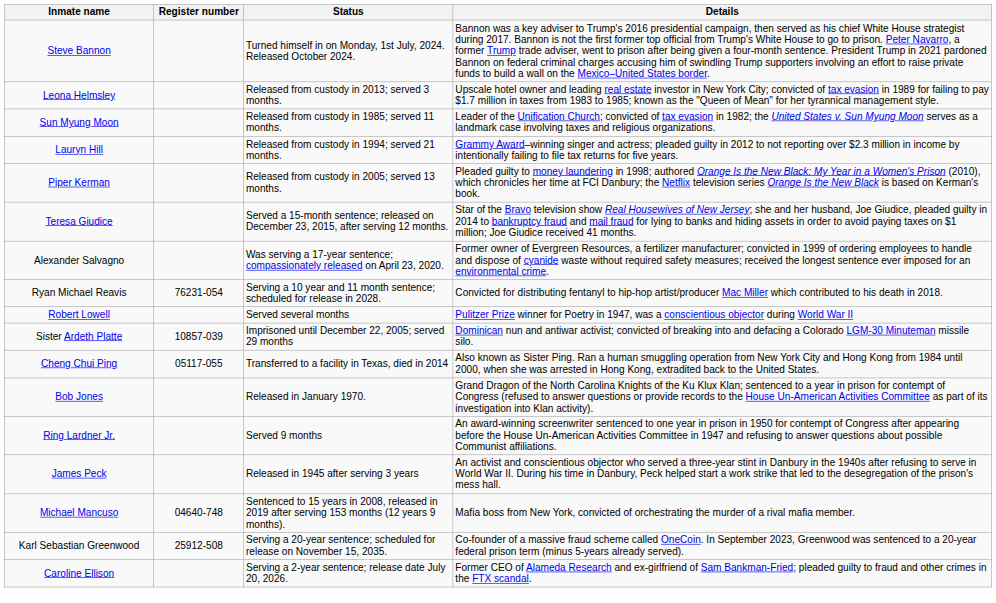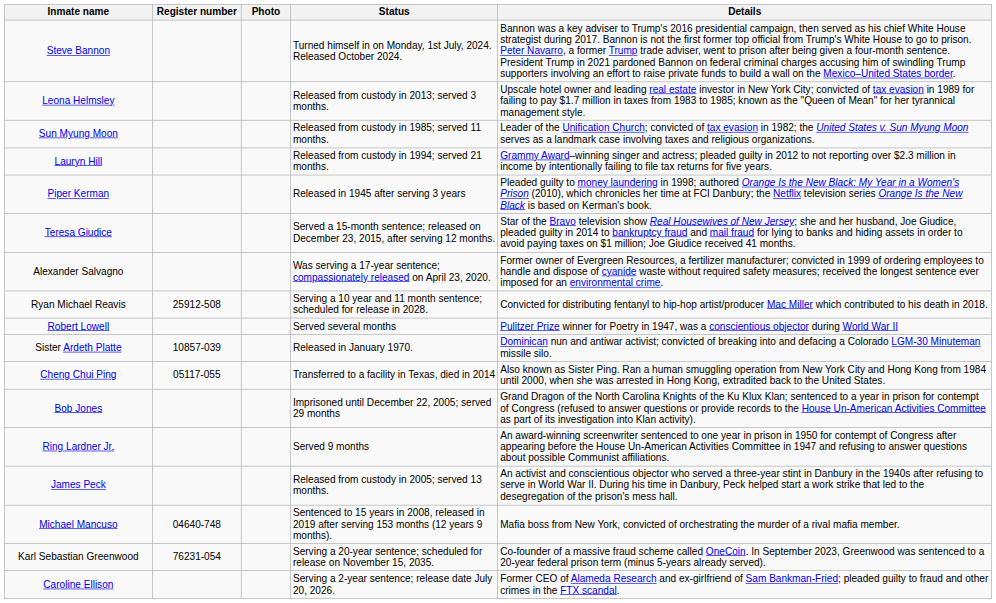+ column: (266, 12)
(340, 183) Released from custody in 2005; served 13 months. -> (379, 194) Released in 1945 after serving 3 years
(199, 293) 76231-054 -> (197, 304) 25912-508
(345, 336) Imprisoned until December 22, 2005; served 29 months -> (353, 348) Released in January 1970.
(306, 397) Released in January 1970. -> (392, 408) Imprisoned until December 22, 2005; served 29 months
(332, 474) Released in 1945 after serving 3 years -> (387, 485) Released from custody in 2005; served 13 months.
(199, 546) 25912-508 -> (197, 557) 76231-054
